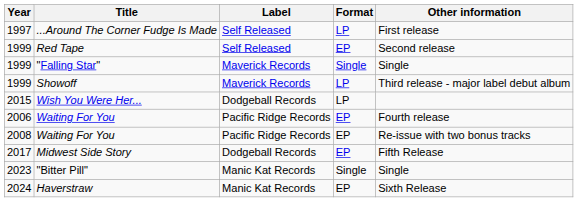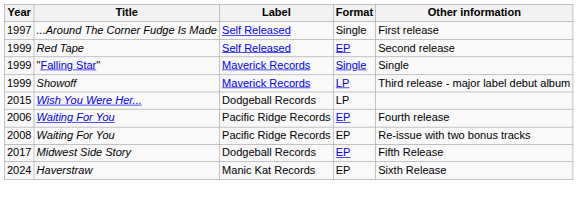(342, 30) LP -> (351, 30) Single
- row: (19, 170)
